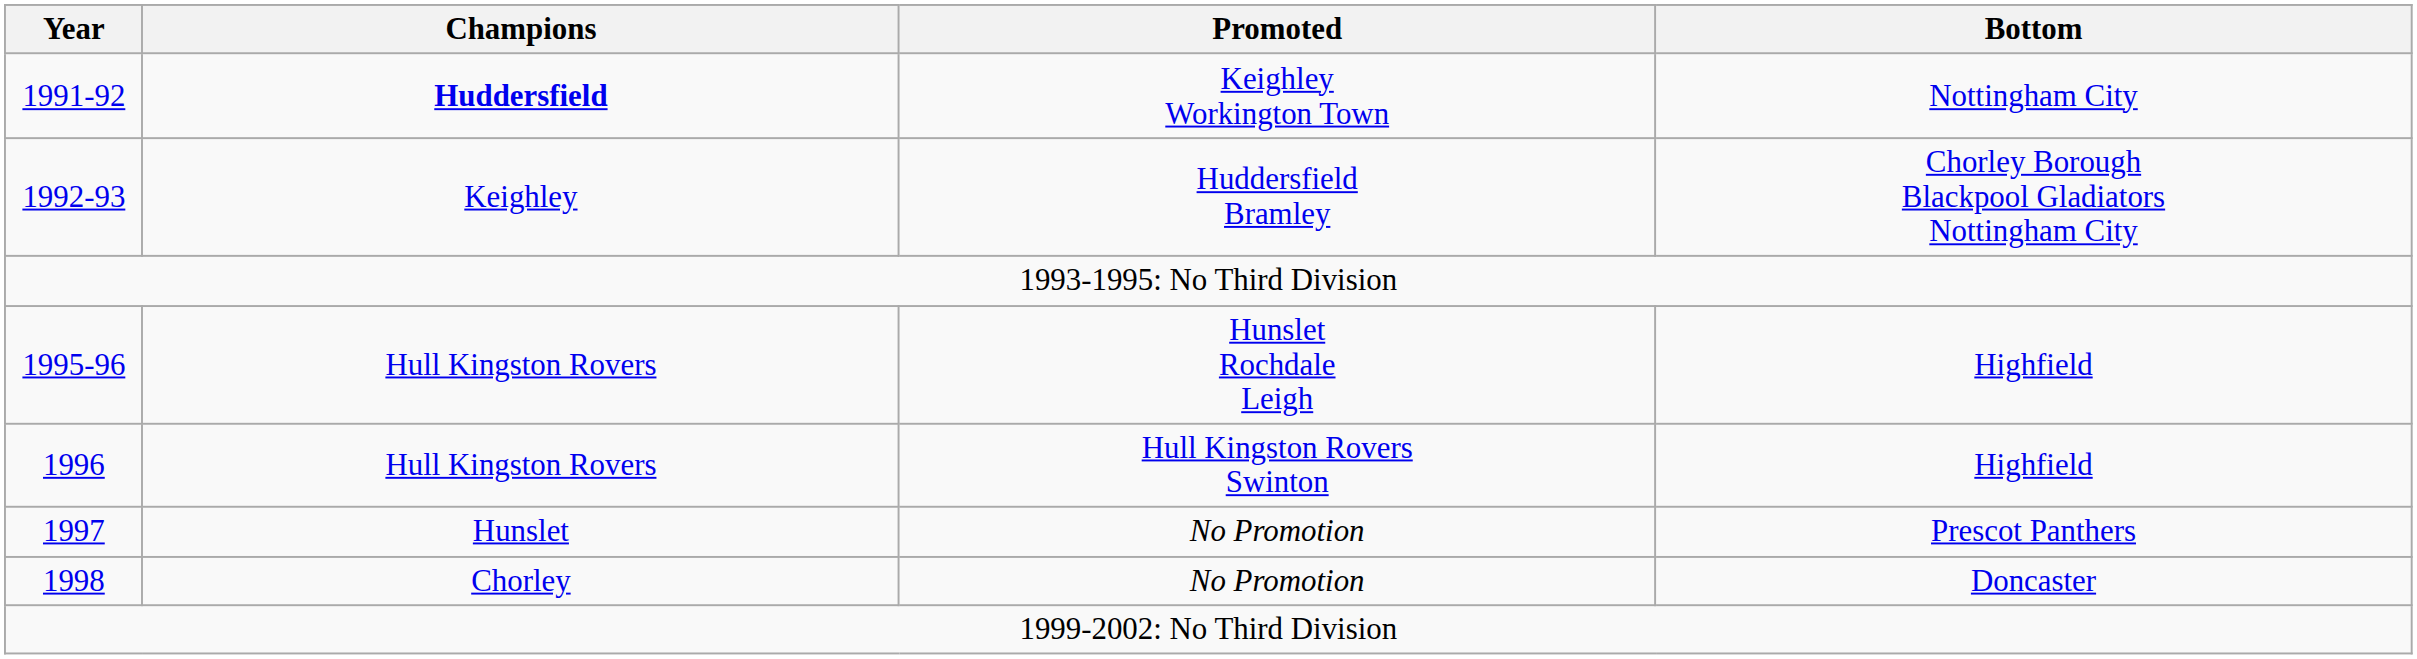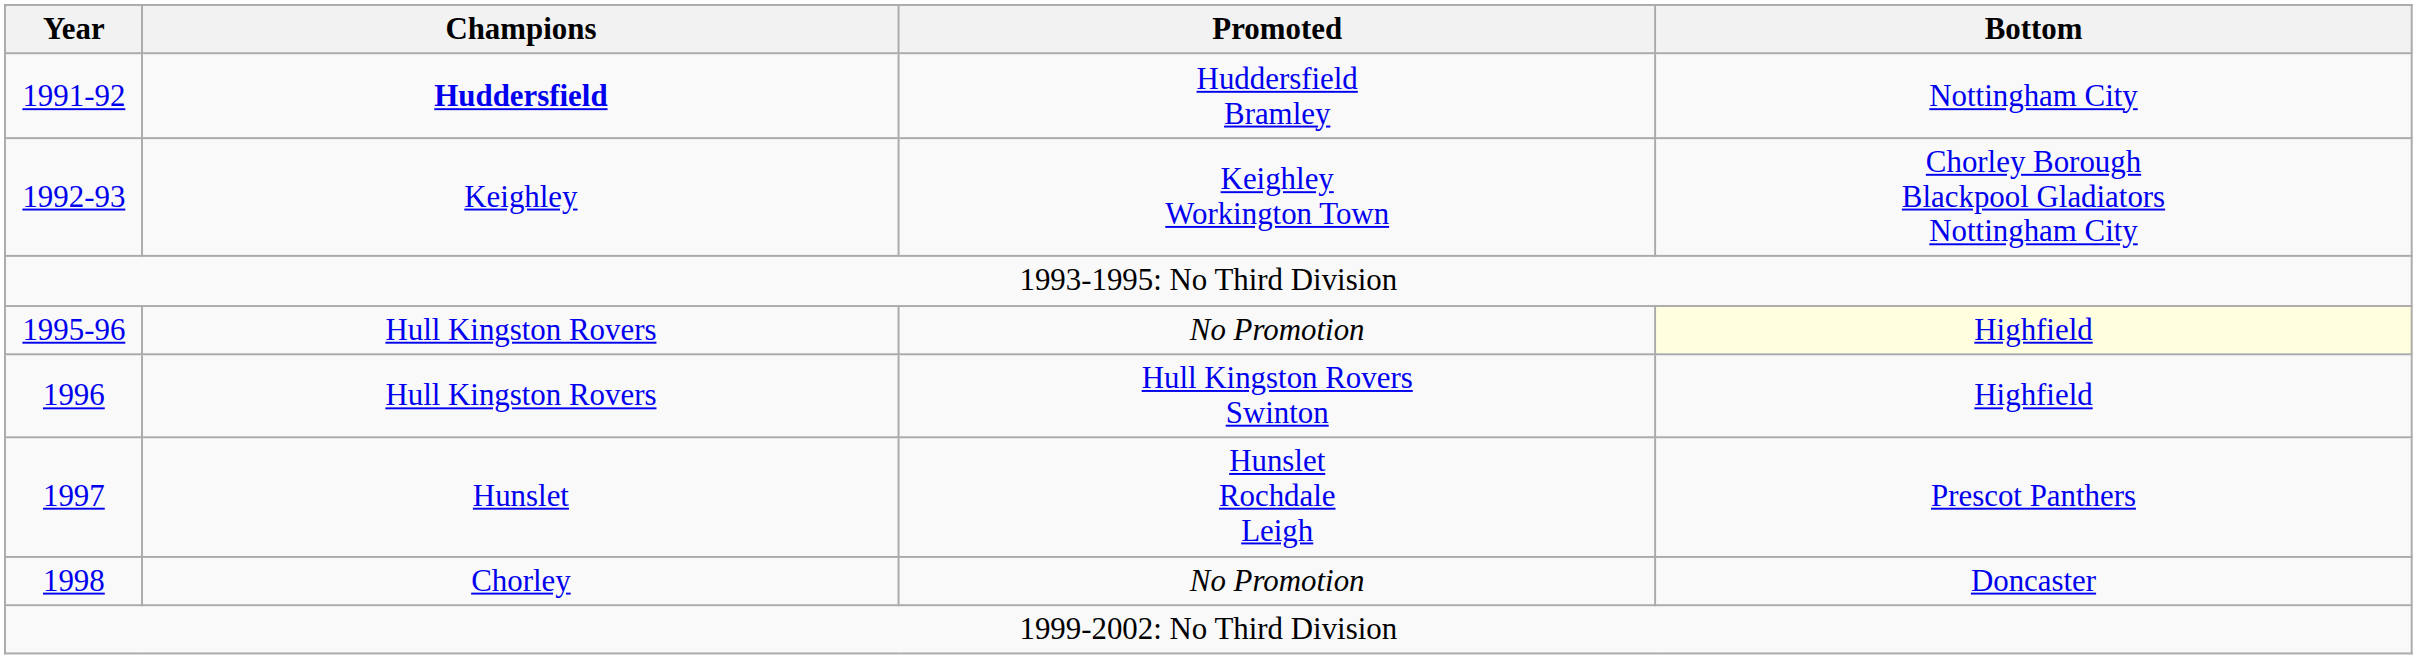(1277, 95) Keighley Workington Town -> (1277, 95) Huddersfield Bramley
(1277, 196) Huddersfield Bramley -> (1277, 196) Keighley Workington Town
(1277, 363) Hunslet Rochdale Leigh -> (1277, 329) No Promotion
(2034, 363) no background -> (2034, 329) lightyellow background
(1277, 531) No Promotion -> (1277, 496) Hunslet Rochdale Leigh
